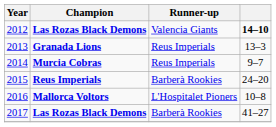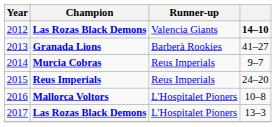(183, 46) Reus Imperials -> (186, 46) Barberà Rookies
(255, 46) 13–3 -> (255, 46) 41–27
(186, 79) Barberà Rookies -> (183, 79) Reus Imperials
(186, 113) Barberà Rookies -> (194, 113) L'Hospitalet Pioners
(255, 113) 41–27 -> (255, 113) 13–3
